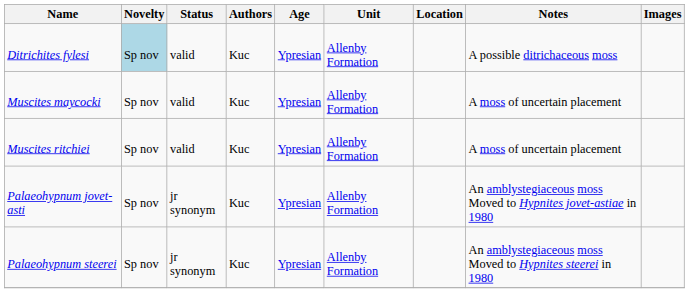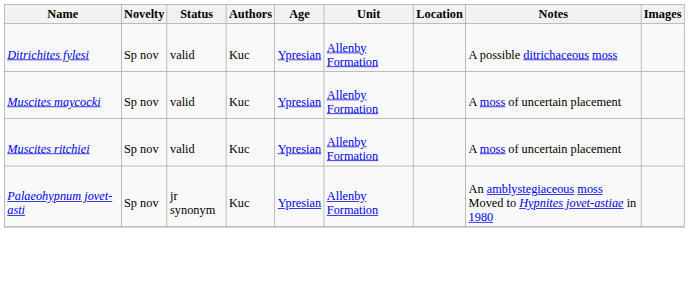(141, 54) lightblue background -> (141, 54) no background
- row: (62, 264)
